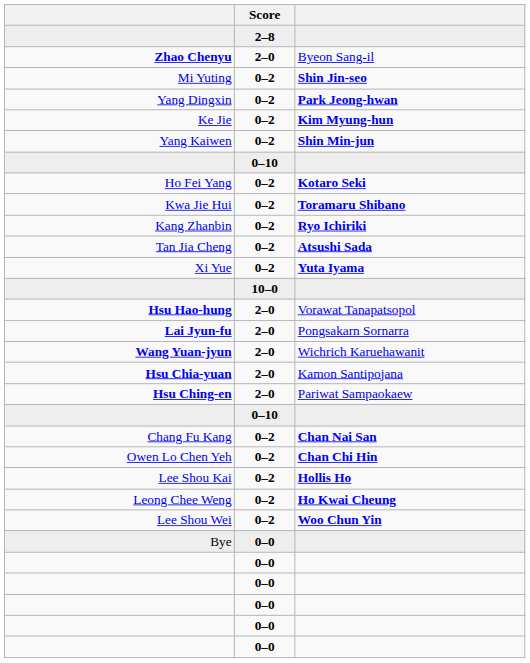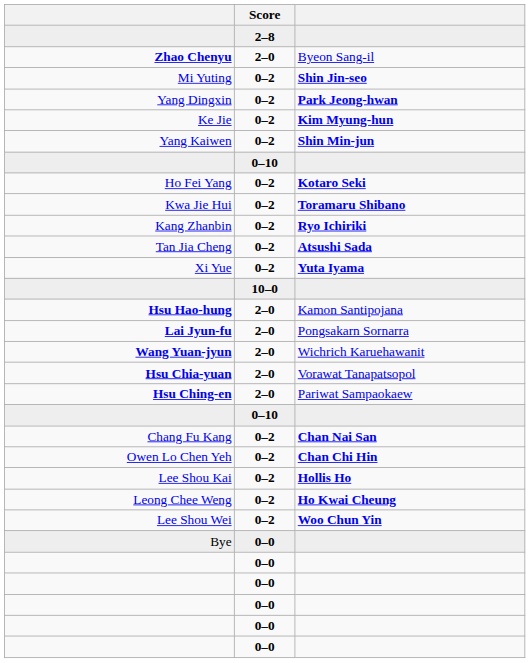(357, 309) Vorawat Tanapatsopol -> (350, 309) Kamon Santipojana
(350, 373) Kamon Santipojana -> (357, 373) Vorawat Tanapatsopol
